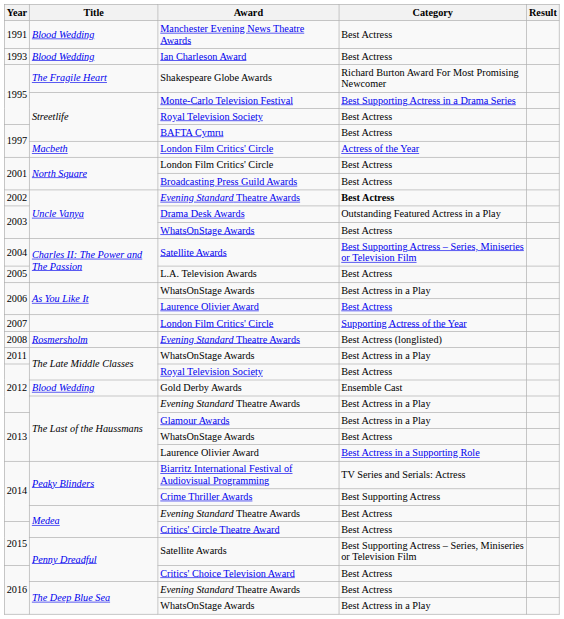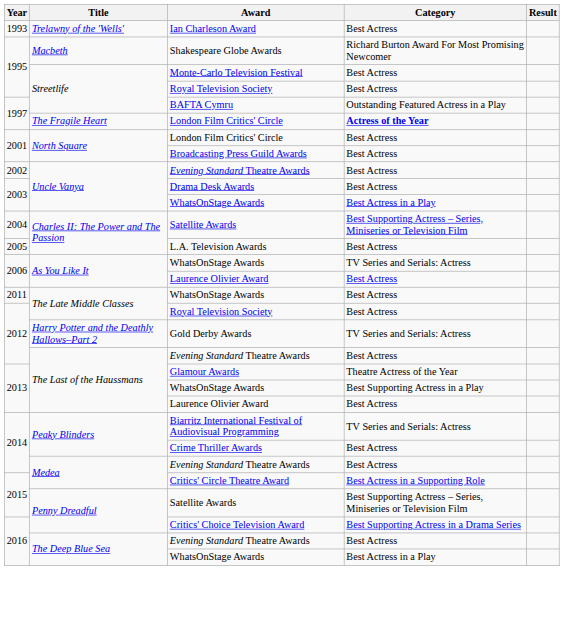- row: (17, 34)
(63, 56) Blood Wedding -> (78, 28) Trelawny of the 'Wells'
(69, 78) The Fragile Heart -> (50, 50) Macbeth
(429, 100) Best Supporting Actress in a Drama Series -> (372, 72) Best Actress
(367, 133) Best Actress -> (426, 105) Outstanding Featured Actress in a Play
(50, 149) Macbeth -> (69, 121) The Fragile Heart
(380, 149) normal -> (387, 121) bold
(368, 198) bold -> (372, 170) normal
(421, 214) Outstanding Featured Actress in a Play -> (372, 186) Best Actress
(367, 230) Best Actress -> (391, 202) Best Actress in a Play
(386, 290) Best Actress in a Play -> (409, 263) TV Series and Serials: Actress
- row: (17, 323)
- row: (17, 339)
(386, 355) Best Actress in a Play -> (372, 295) Best Actress
(63, 388) Blood Wedding -> (92, 333) Harry Potter and the Deathly Hallows–Part 2
(372, 388) Ensemble Cast -> (409, 333) TV Series and Serials: Actress
(386, 404) Best Actress in a Play -> (372, 355) Best Actress
(386, 420) Best Actress in a Play -> (402, 371) Theatre Actress of the Year
(367, 436) Best Actress -> (415, 388) Best Supporting Actress in a Play
(410, 453) Best Actress in a Supporting Role -> (372, 404) Best Actress
(391, 497) Best Supporting Actress -> (372, 448) Best Actress
(367, 529) Best Actress -> (416, 480) Best Actress in a Supporting Role
(367, 573) Best Actress -> (434, 524) Best Supporting Actress in a Drama Series
